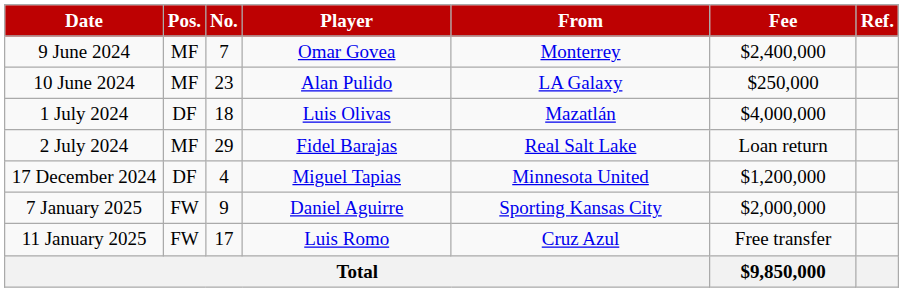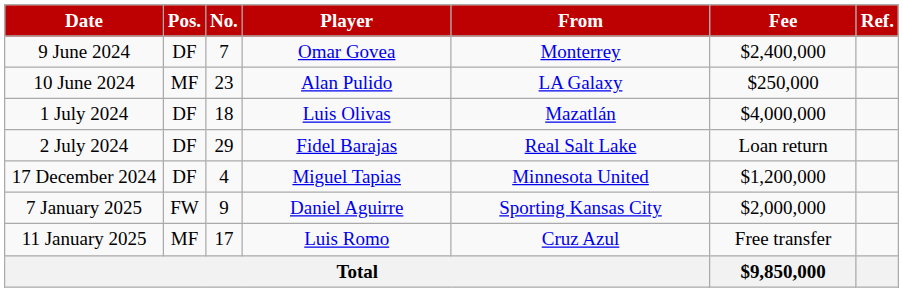(184, 51) MF -> (184, 51) DF
(184, 145) MF -> (184, 145) DF
(184, 239) FW -> (184, 239) MF
